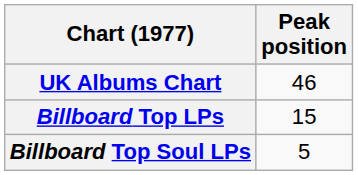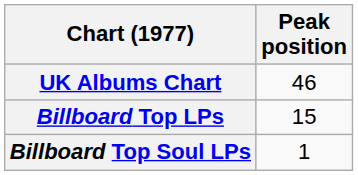(304, 151) 5 -> (304, 151) 1
